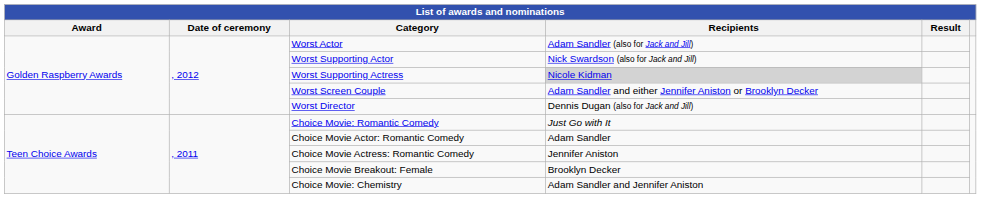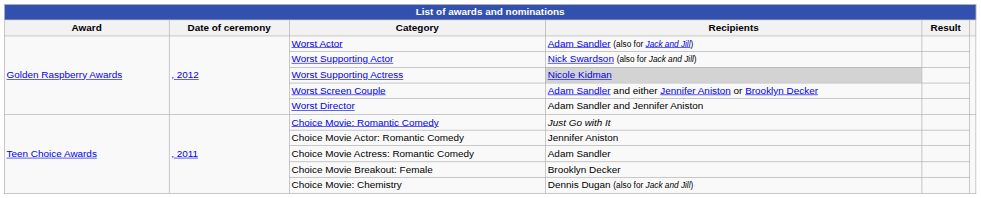(621, 106) Dennis Dugan (also for Jack and Jill) -> (626, 106) Adam Sandler and Jennifer Aniston
(579, 138) Adam Sandler -> (583, 138) Jennifer Aniston
(583, 153) Jennifer Aniston -> (579, 153) Adam Sandler
(626, 185) Adam Sandler and Jennifer Aniston -> (621, 185) Dennis Dugan (also for Jack and Jill)
